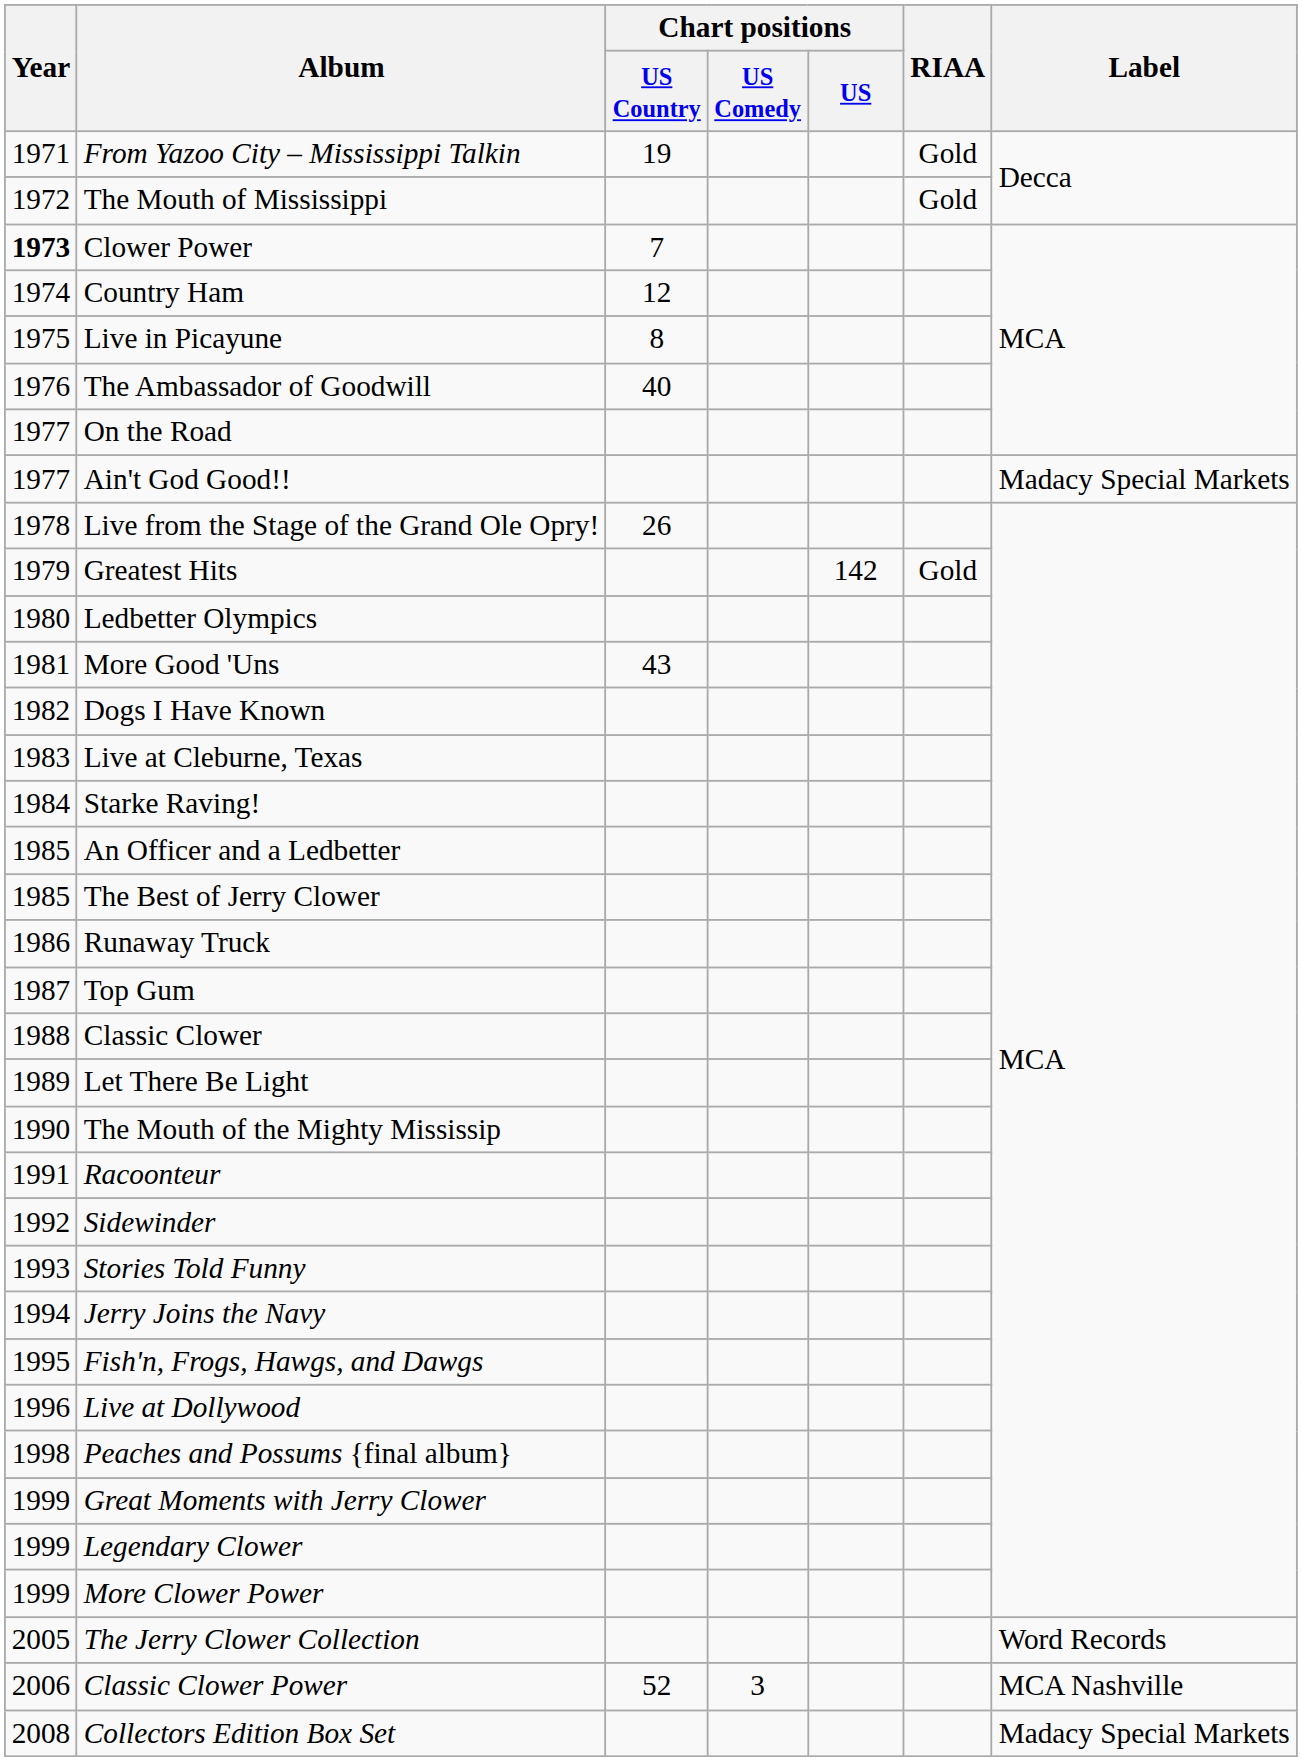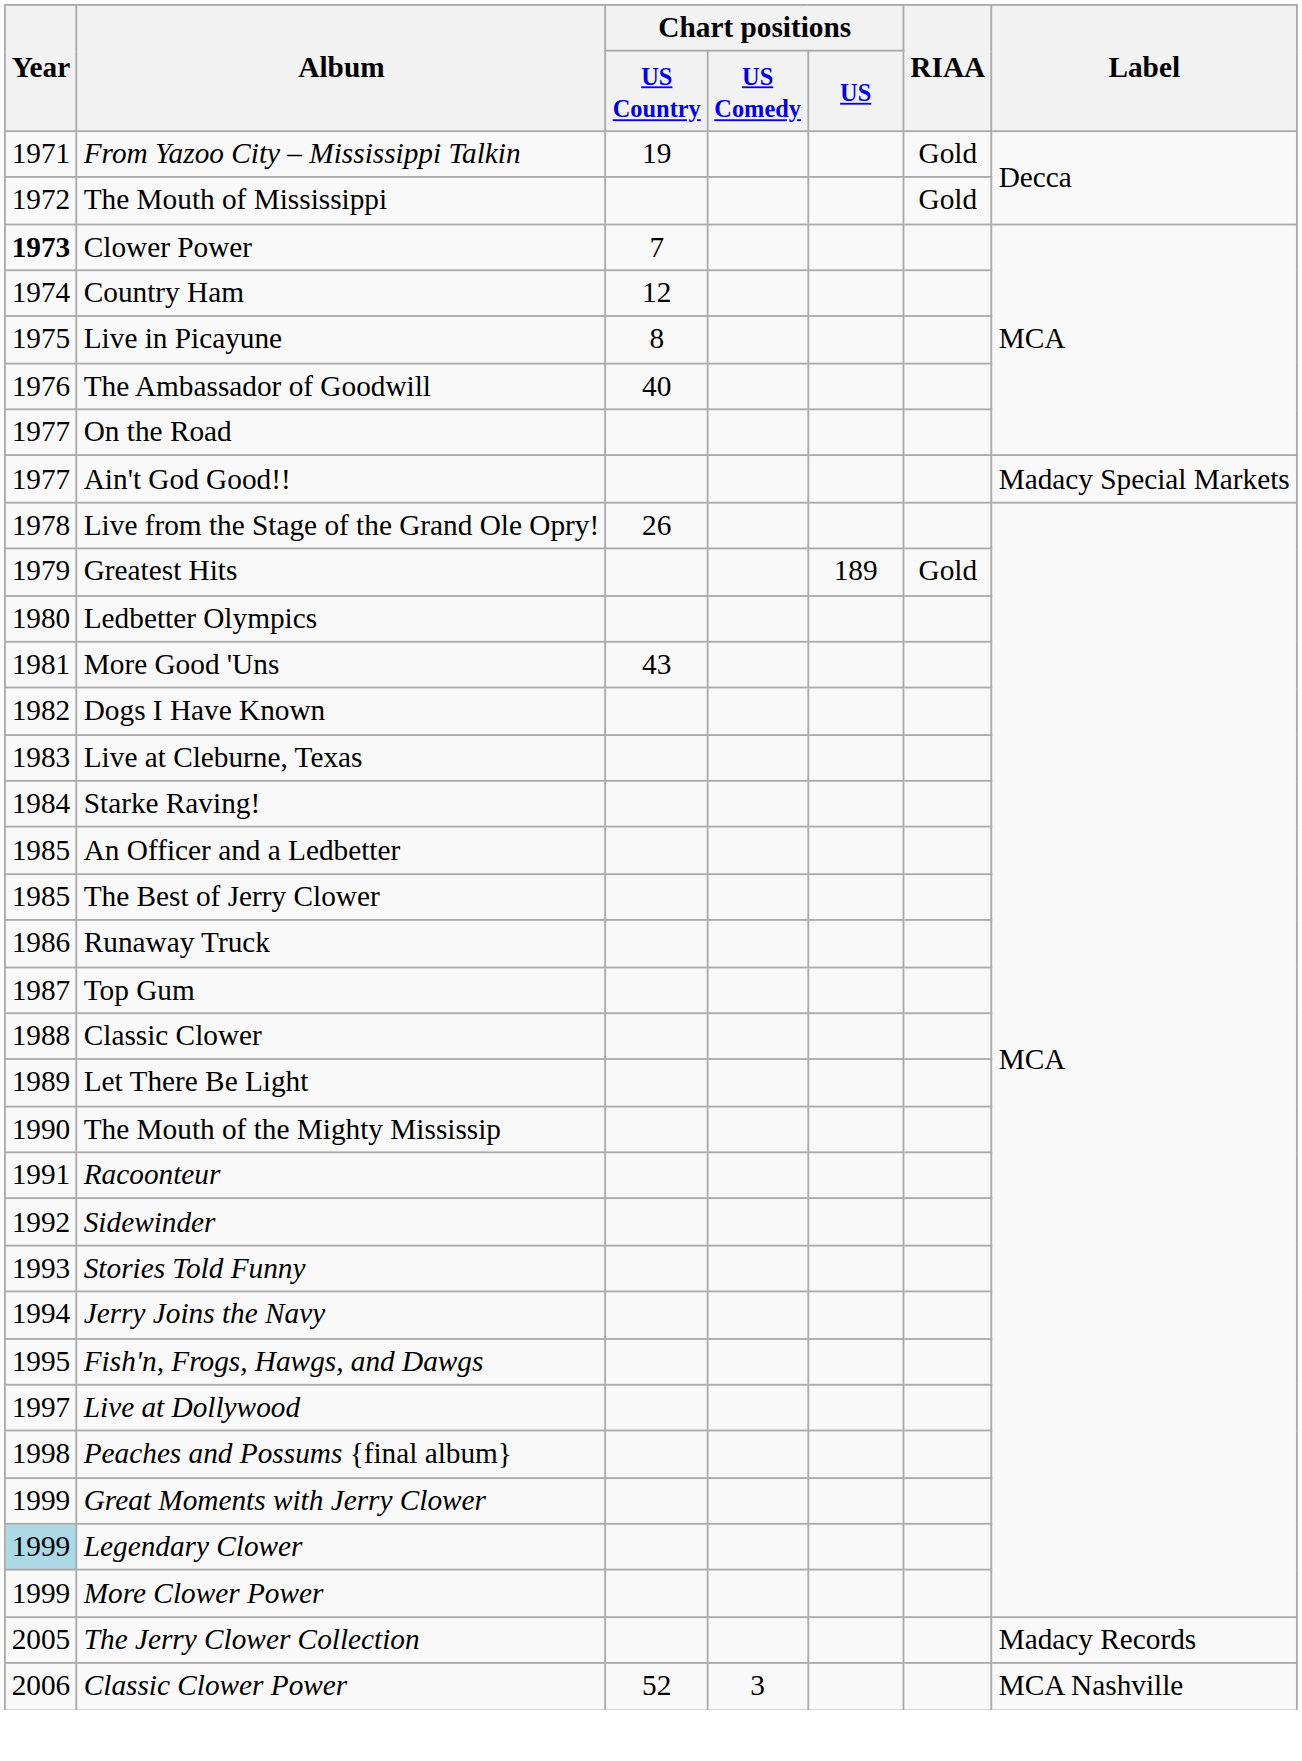(856, 571) 142 -> (856, 571) 189
(41, 1407) 1996 -> (41, 1407) 1997
(41, 1546) no background -> (41, 1546) lightblue background
(1082, 1639) Word Records -> (1097, 1639) Madacy Records
- row: (239, 1732)
